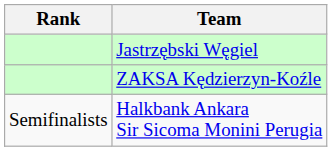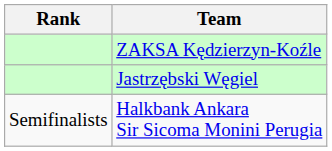rows swapped: (219, 79) <-> (187, 49)
